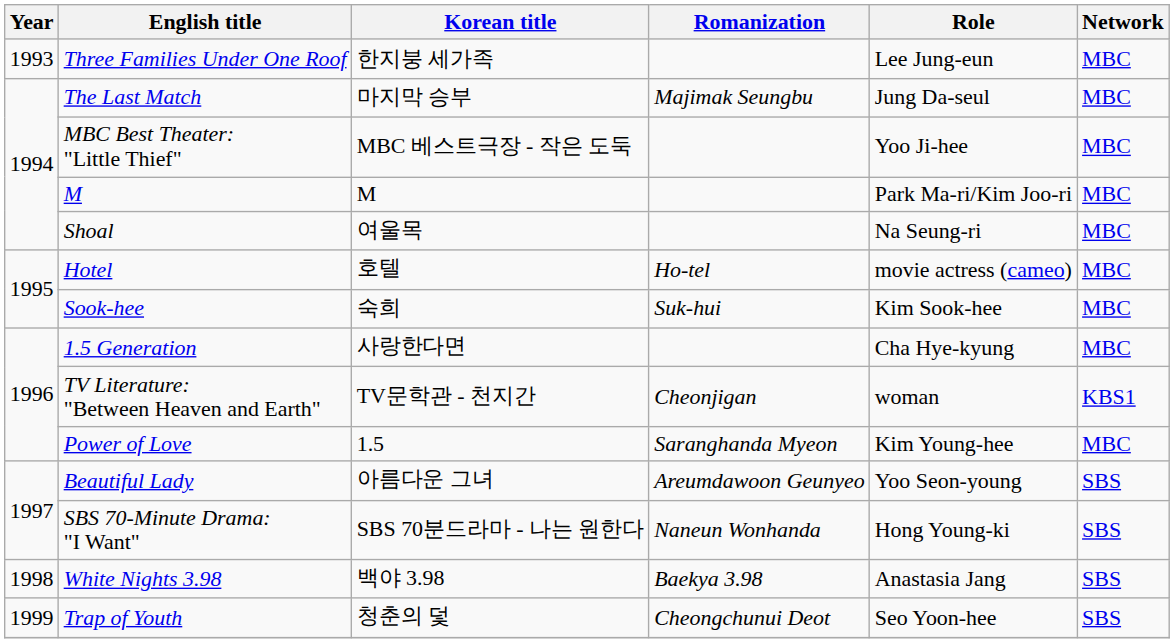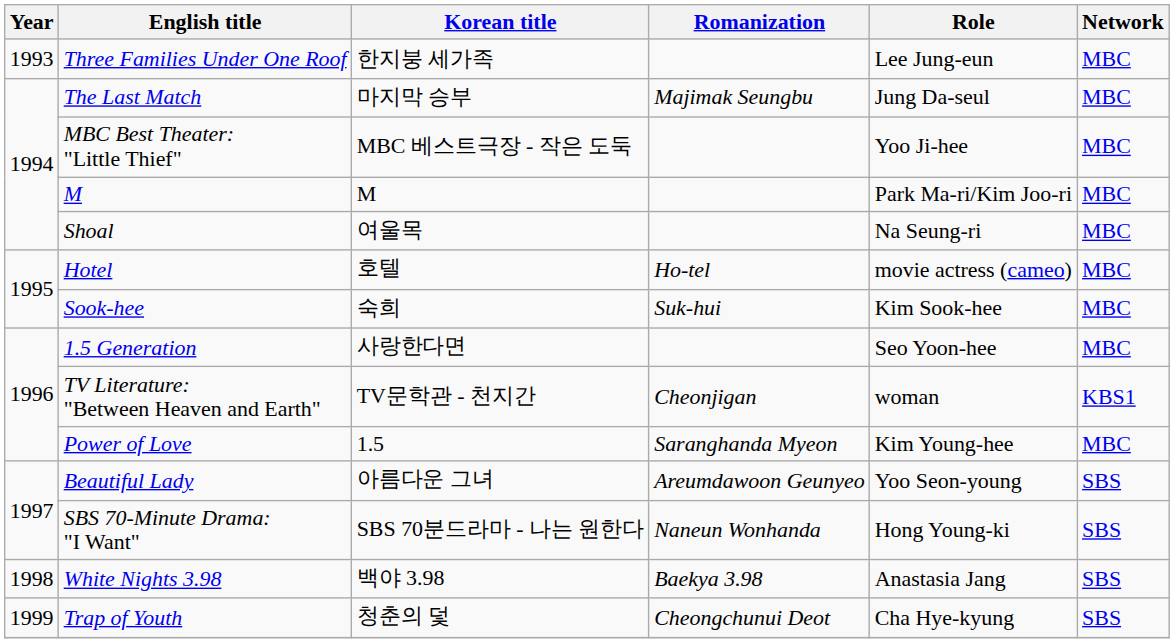(944, 347) Cha Hye-kyung -> (936, 347) Seo Yoon-hee
(936, 617) Seo Yoon-hee -> (944, 617) Cha Hye-kyung
